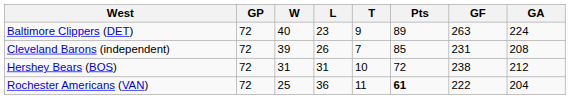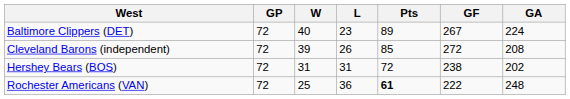- column: (372, 13)
(461, 31) 263 -> (452, 31) 267
(461, 49) 231 -> (452, 49) 272
(519, 67) 212 -> (515, 67) 202
(519, 85) 204 -> (515, 85) 248
